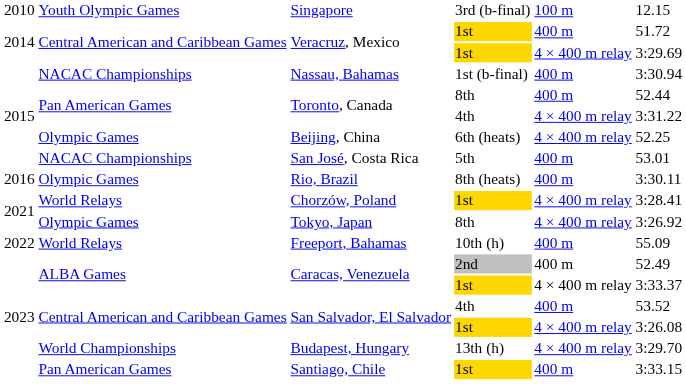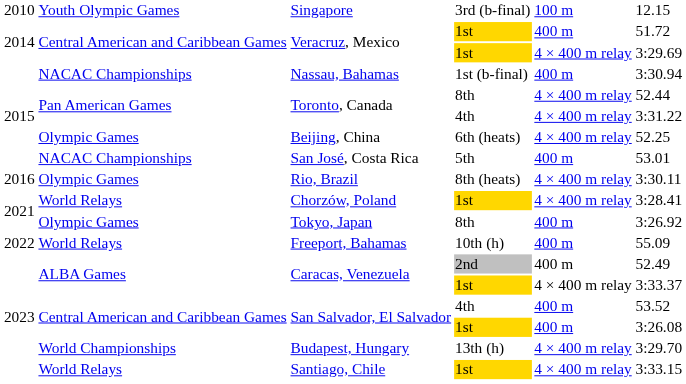(554, 95) 400 m -> (583, 95) 4 × 400 m relay
(554, 179) 400 m -> (583, 179) 4 × 400 m relay
(583, 221) 4 × 400 m relay -> (554, 221) 400 m
(583, 327) 4 × 400 m relay -> (554, 327) 400 m
(105, 369) Pan American Games -> (80, 369) World Relays
(554, 369) 400 m -> (583, 369) 4 × 400 m relay
